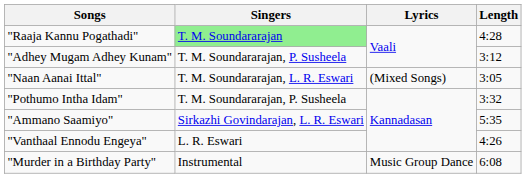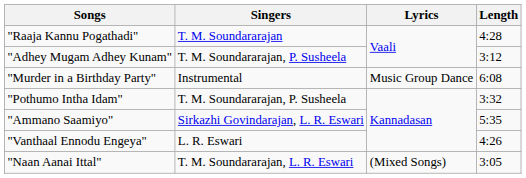(230, 36) lightgreen background -> (230, 36) no background
rows swapped: (54, 78) <-> (82, 162)
